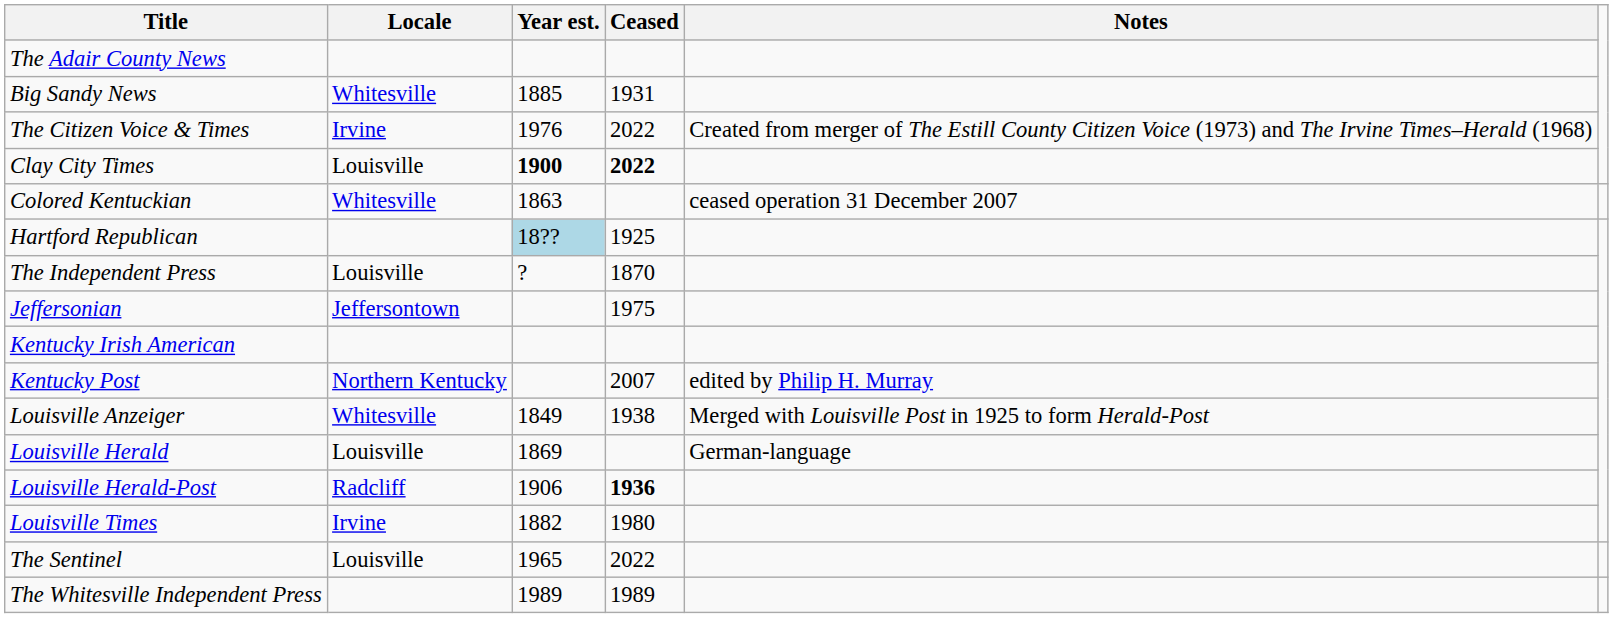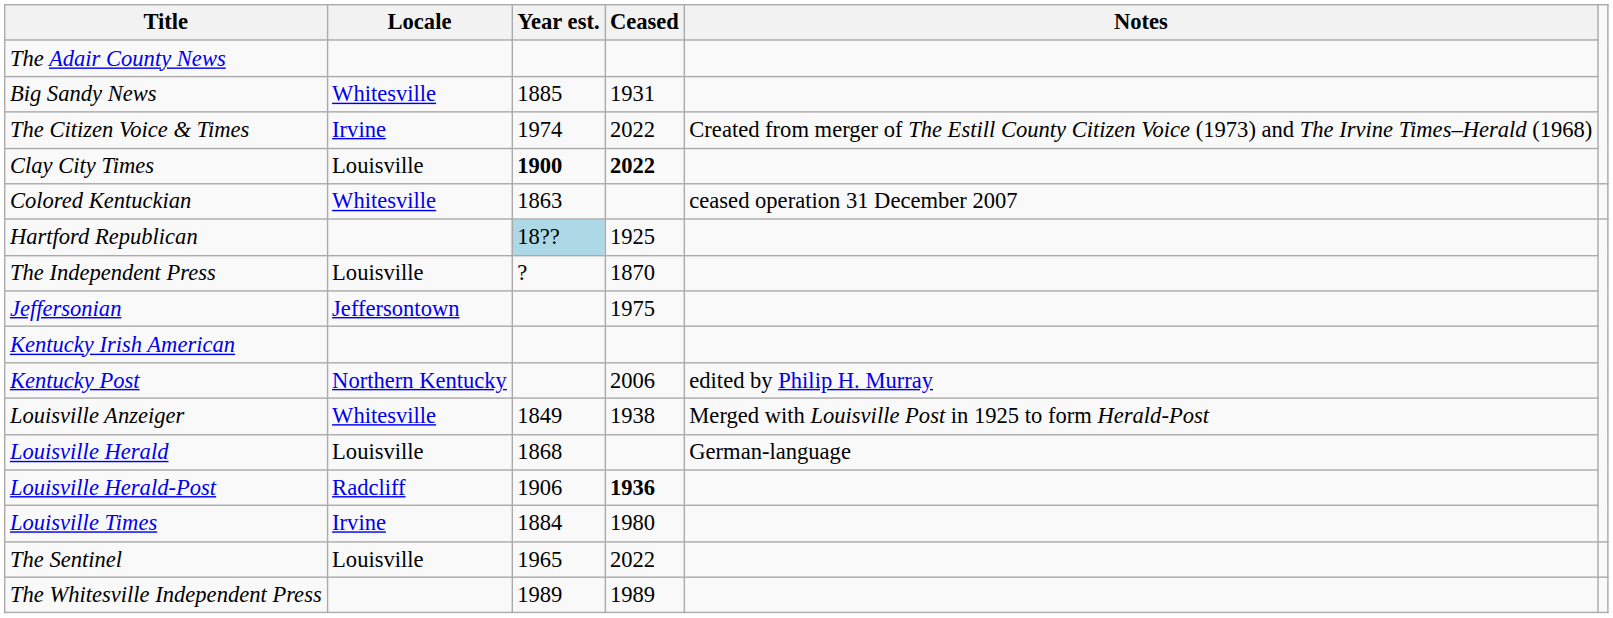(540, 129) 1976 -> (540, 129) 1974
(633, 380) 2007 -> (633, 380) 2006
(540, 451) 1869 -> (540, 451) 1868
(540, 523) 1882 -> (540, 523) 1884
